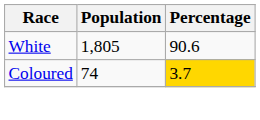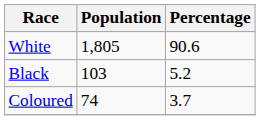+ row: (29, 73)
(180, 73) gold background -> (180, 100) no background
